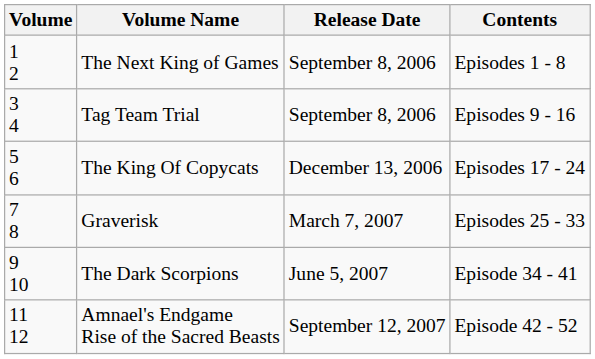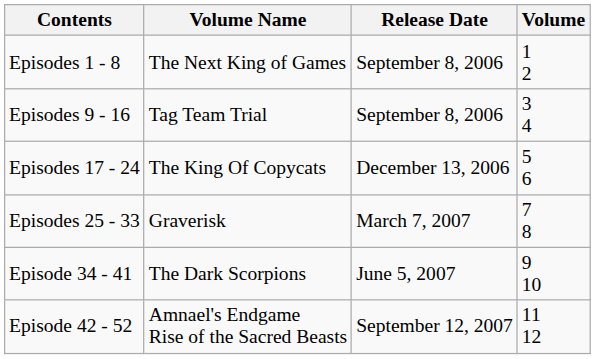columns swapped: (41, 19) <-> (520, 19)
